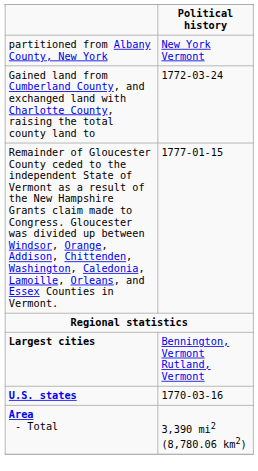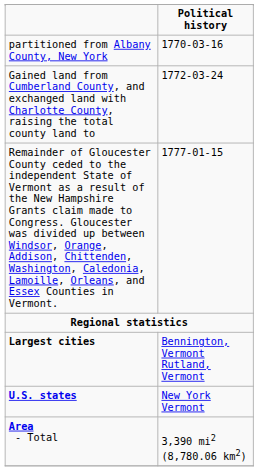(186, 50) New York Vermont -> (192, 45) 1770-03-16
(192, 396) 1770-03-16 -> (186, 402) New York Vermont
